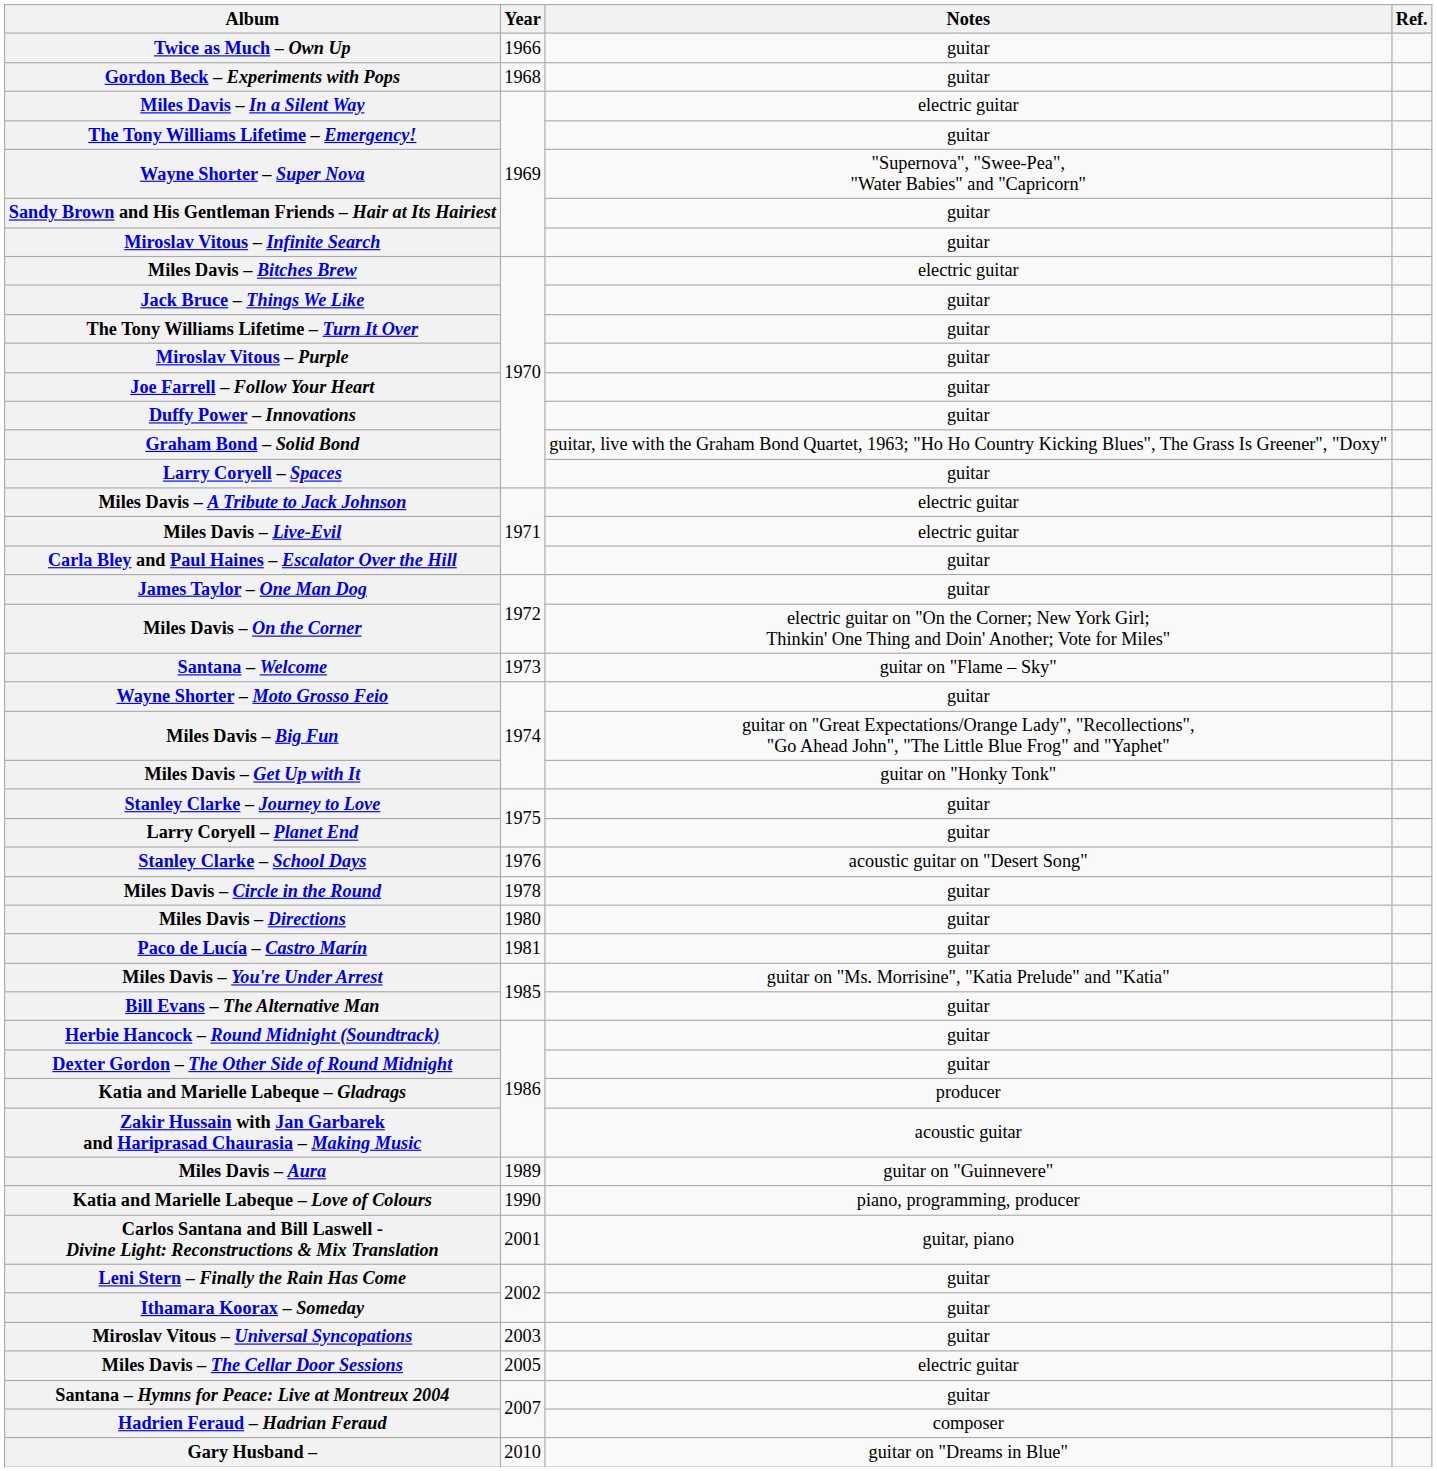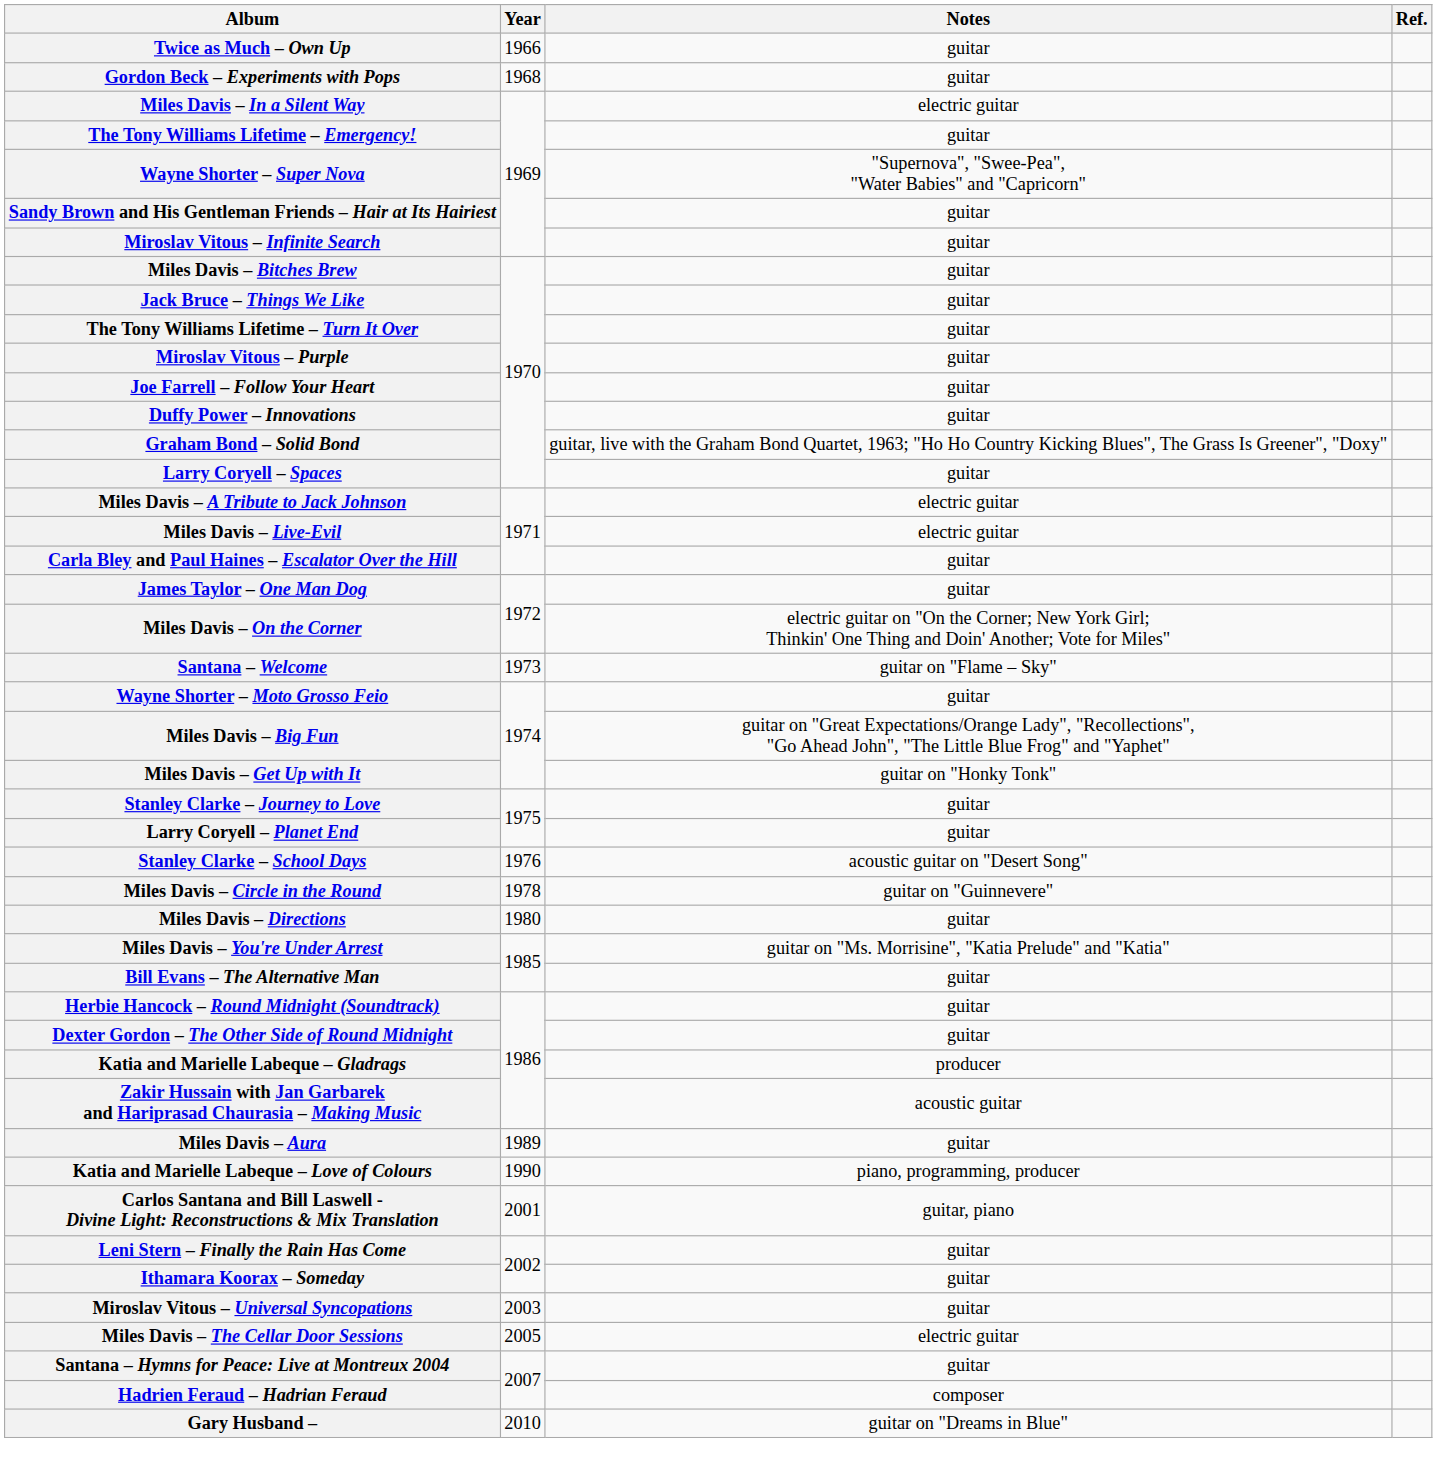(968, 270) electric guitar -> (968, 270) guitar
(968, 890) guitar -> (968, 890) guitar on "Guinnevere"
- row: (252, 948)
(968, 1171) guitar on "Guinnevere" -> (968, 1142) guitar
